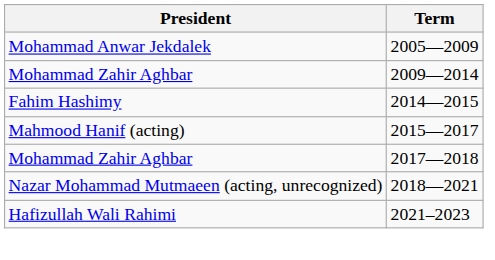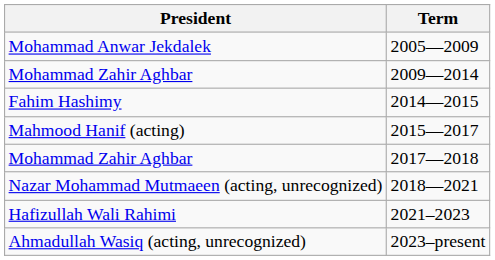+ row: (438, 241)
